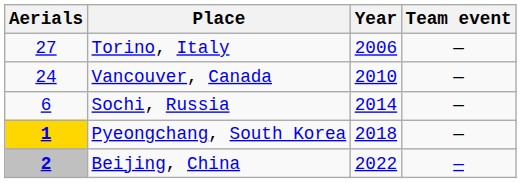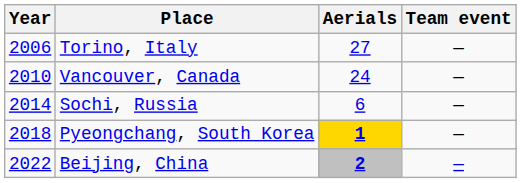columns swapped: (376, 19) <-> (46, 19)
